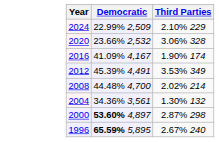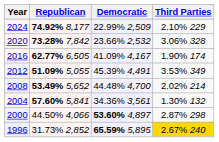+ column: (60, 12)
(183, 129) no background -> (183, 129) gold background
